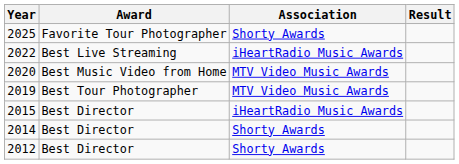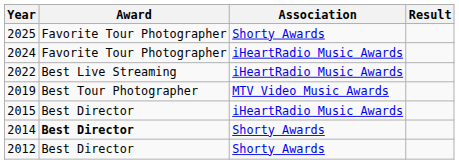+ row: (22, 53)
- row: (22, 72)
(88, 130) normal -> (88, 130) bold
